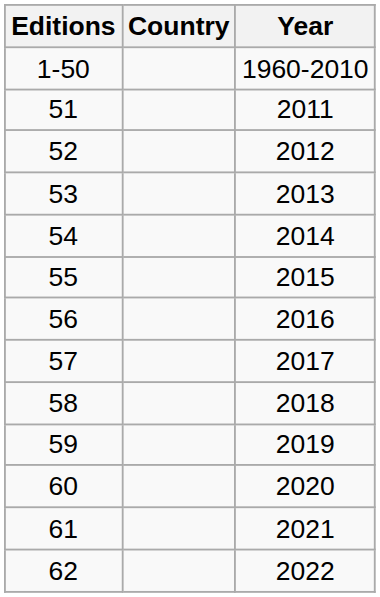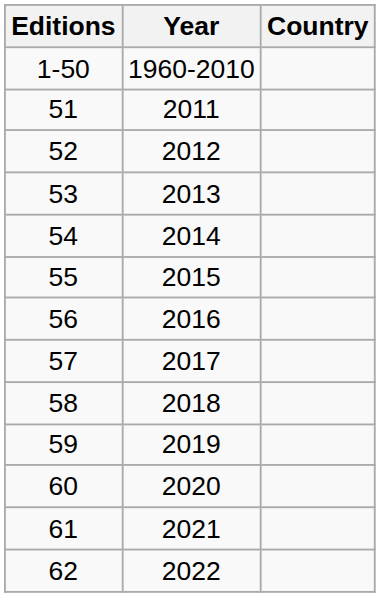columns swapped: (305, 26) <-> (179, 26)
